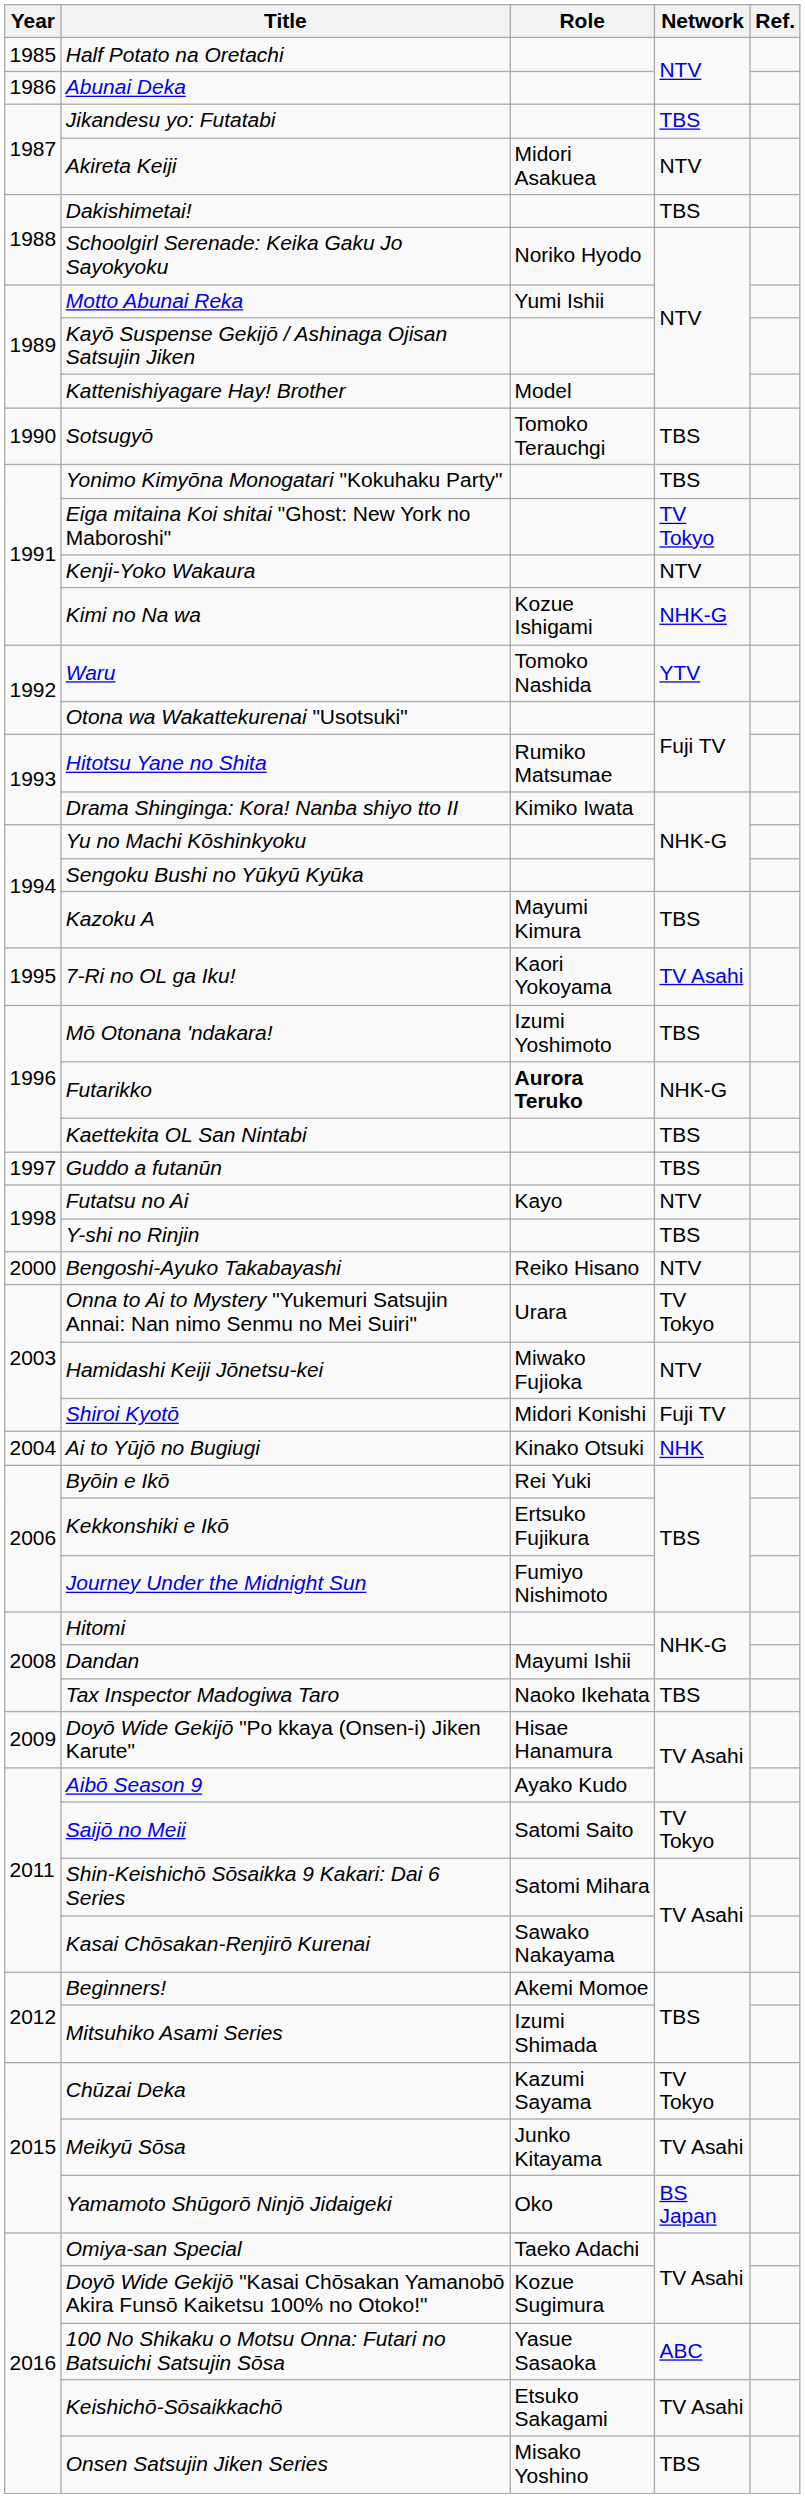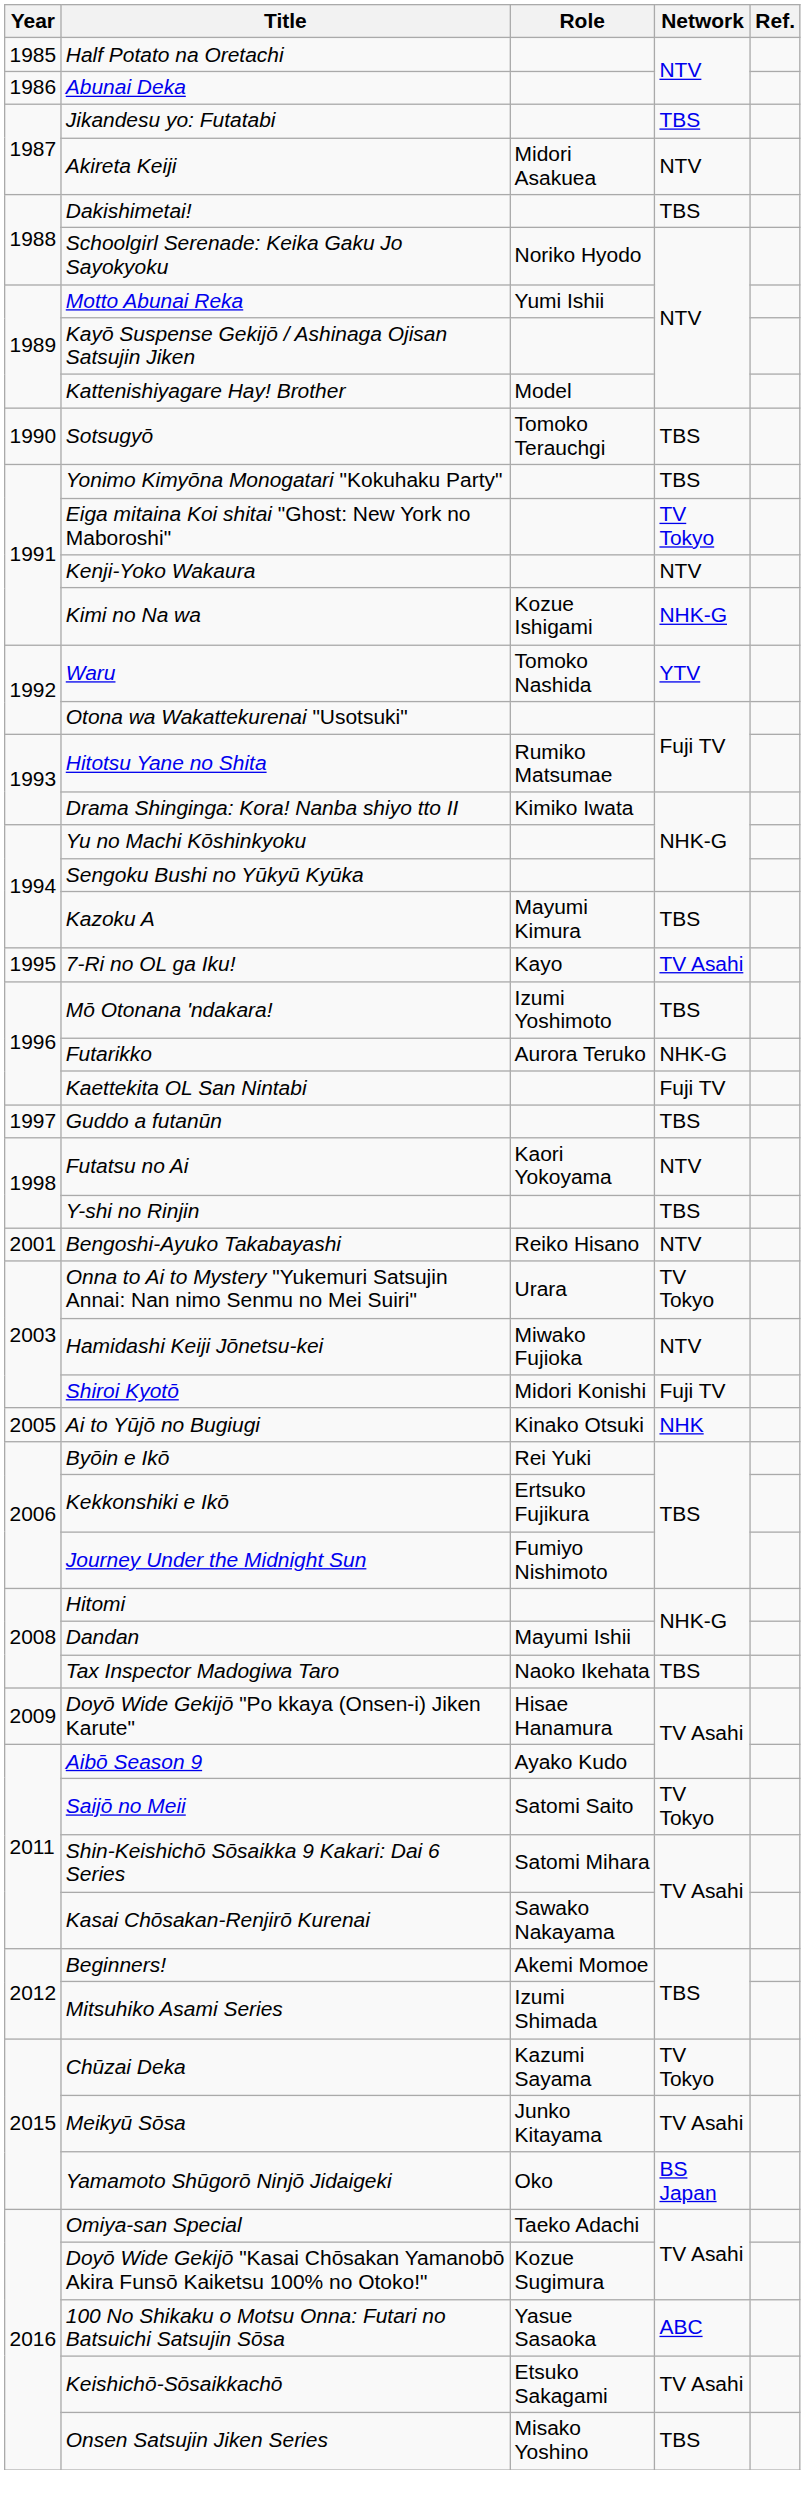(563, 976) Kaori Yokoyama -> (538, 964) Kayo
(549, 1090) bold -> (580, 1054) normal
(680, 1135) TBS -> (692, 1087) Fuji TV
(538, 1201) Kayo -> (563, 1166) Kaori Yokoyama
(33, 1268) 2000 -> (33, 1244) 2001
(33, 1448) 2004 -> (33, 1424) 2005
